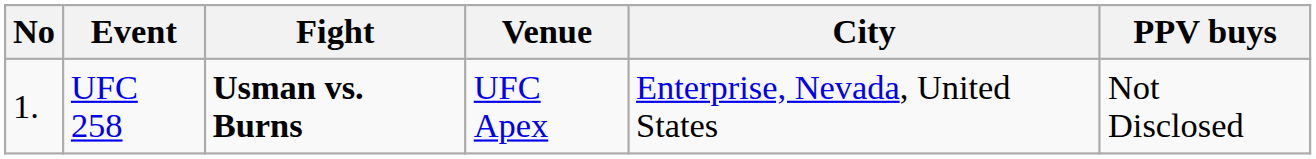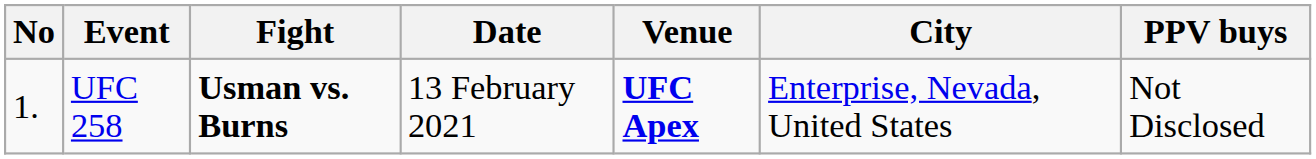+ column: (507, 31)
(511, 105) normal -> (661, 105) bold
